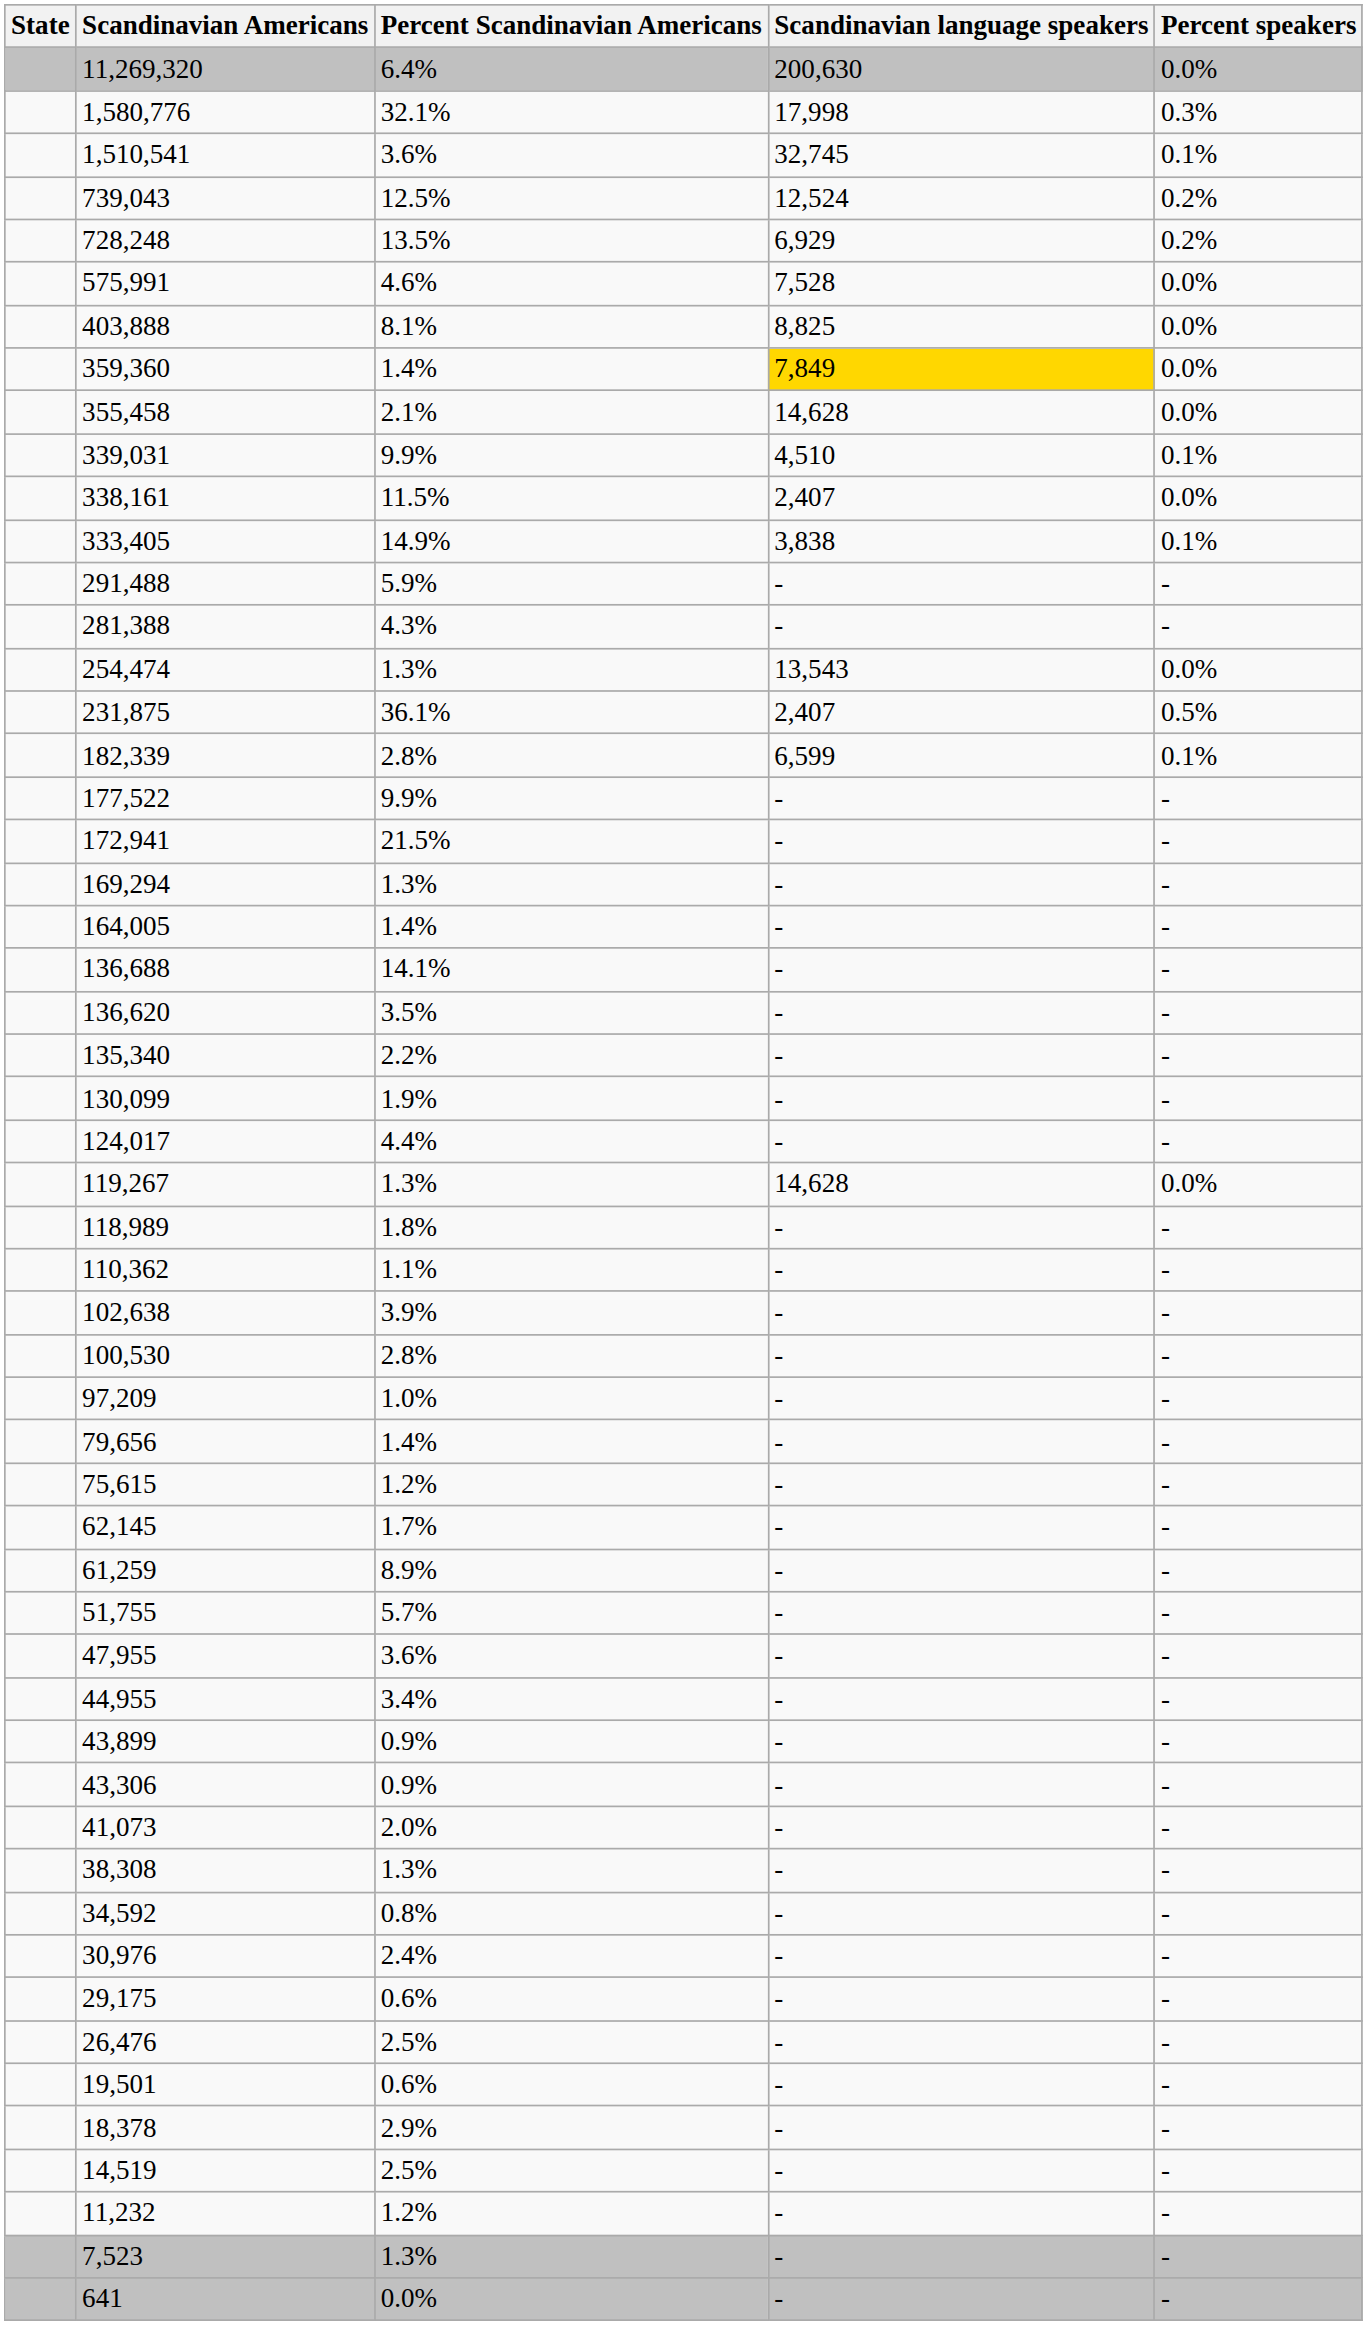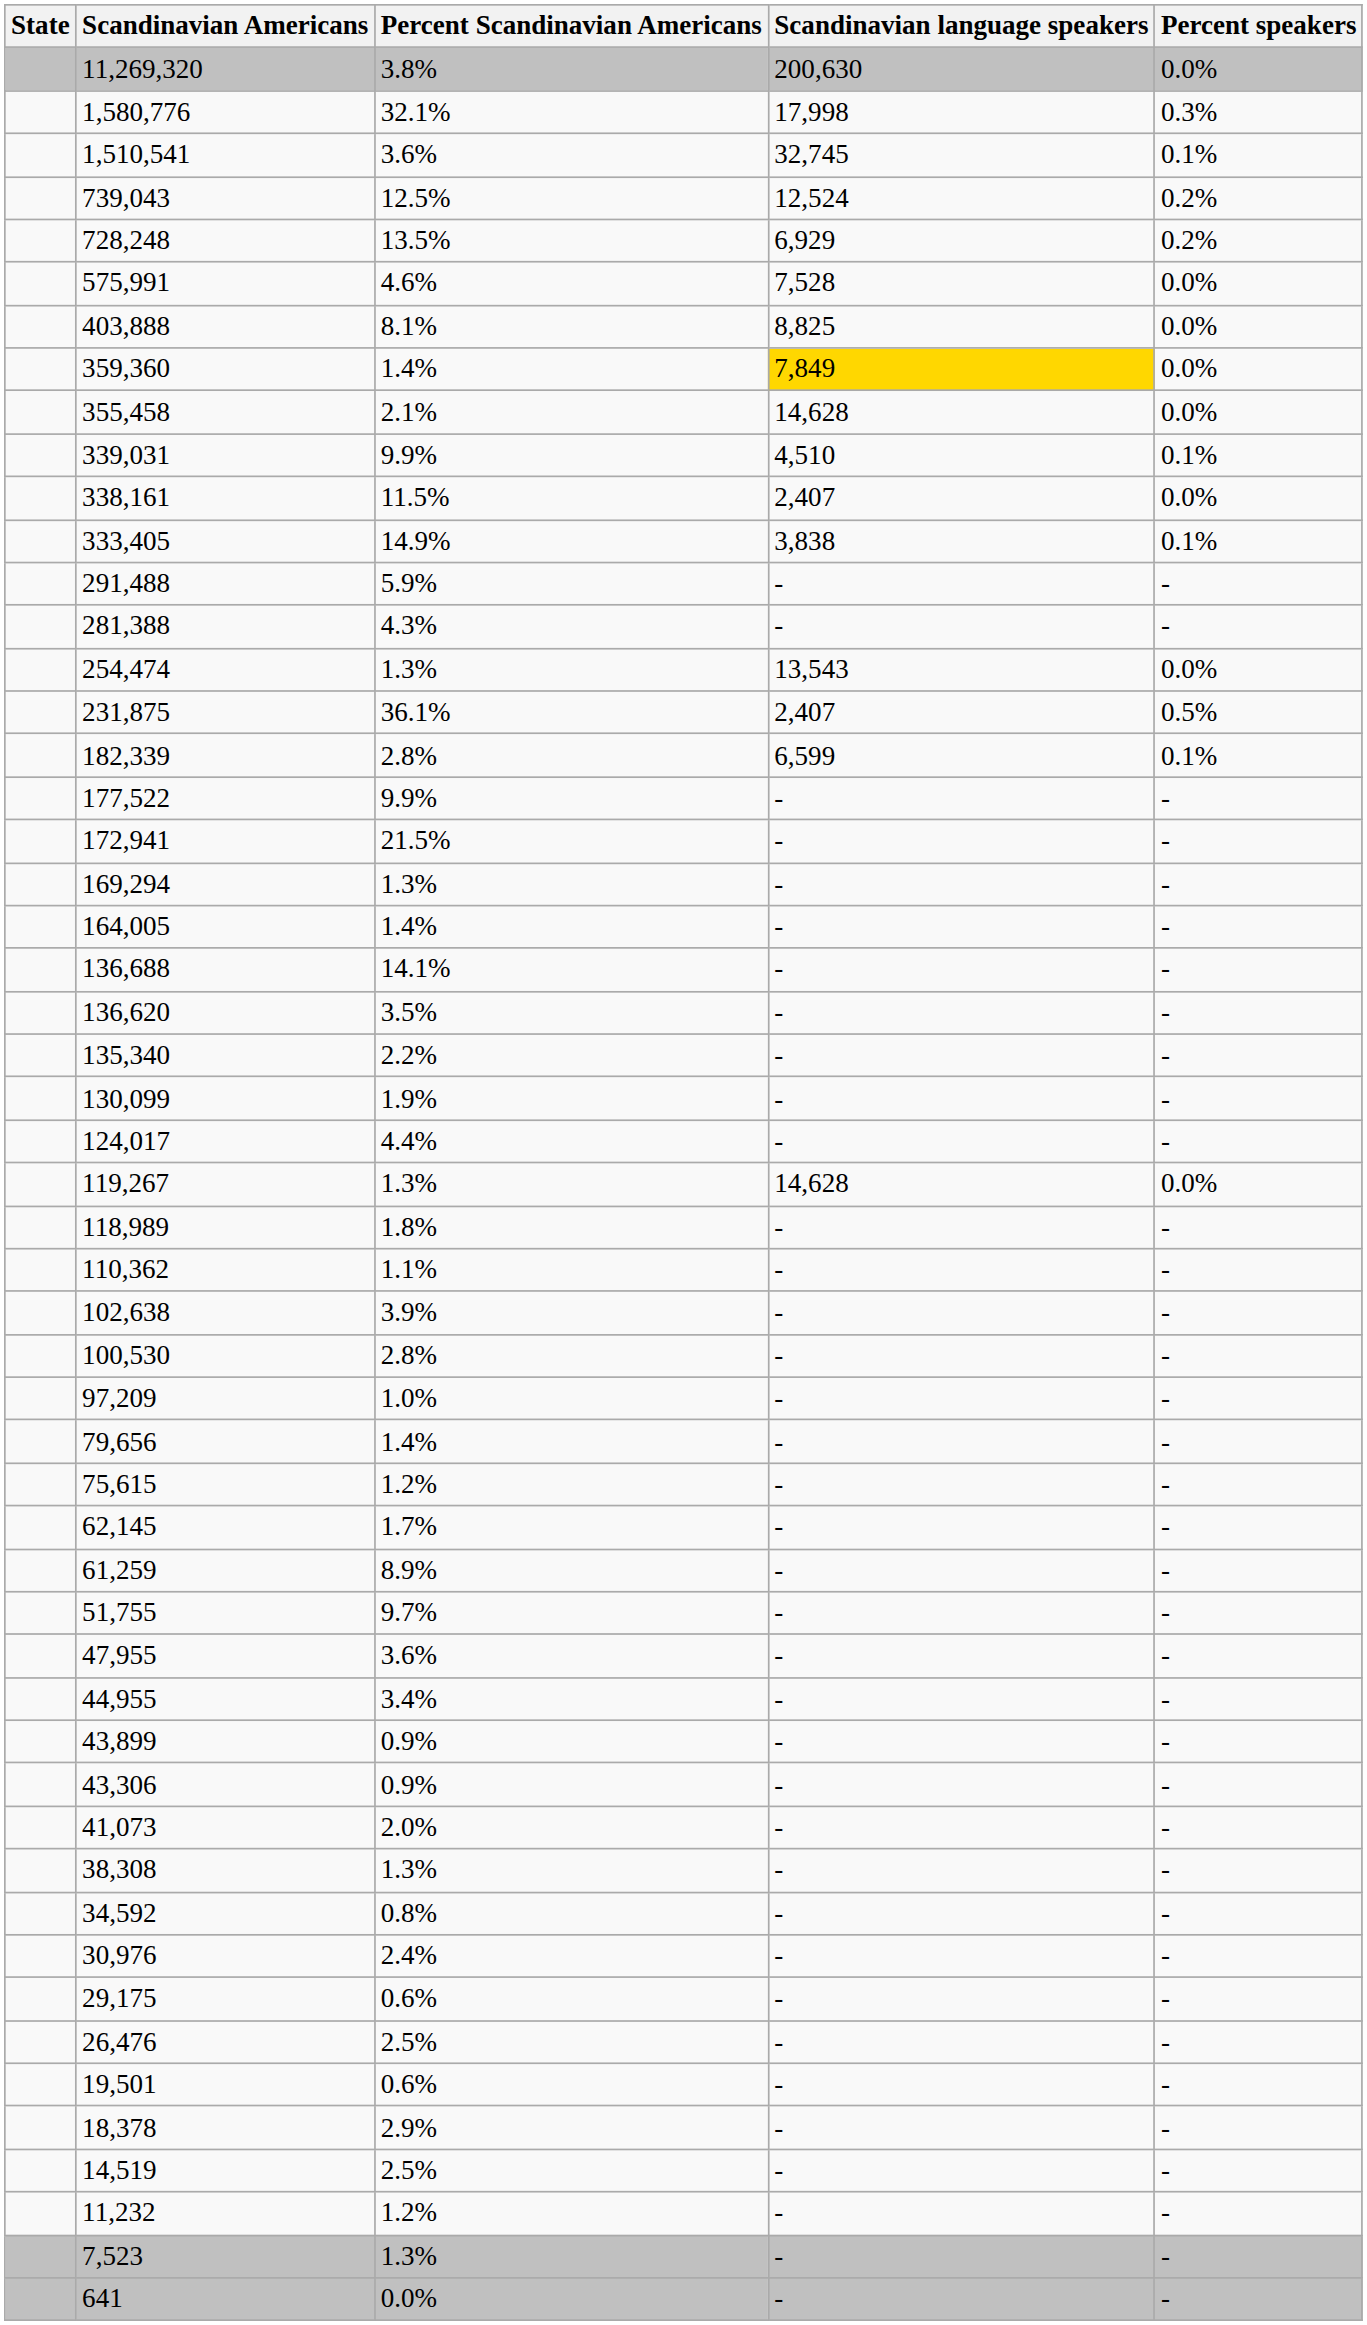(409, 68) 6.4% -> (409, 68) 3.8%
(409, 1612) 5.7% -> (409, 1612) 9.7%
